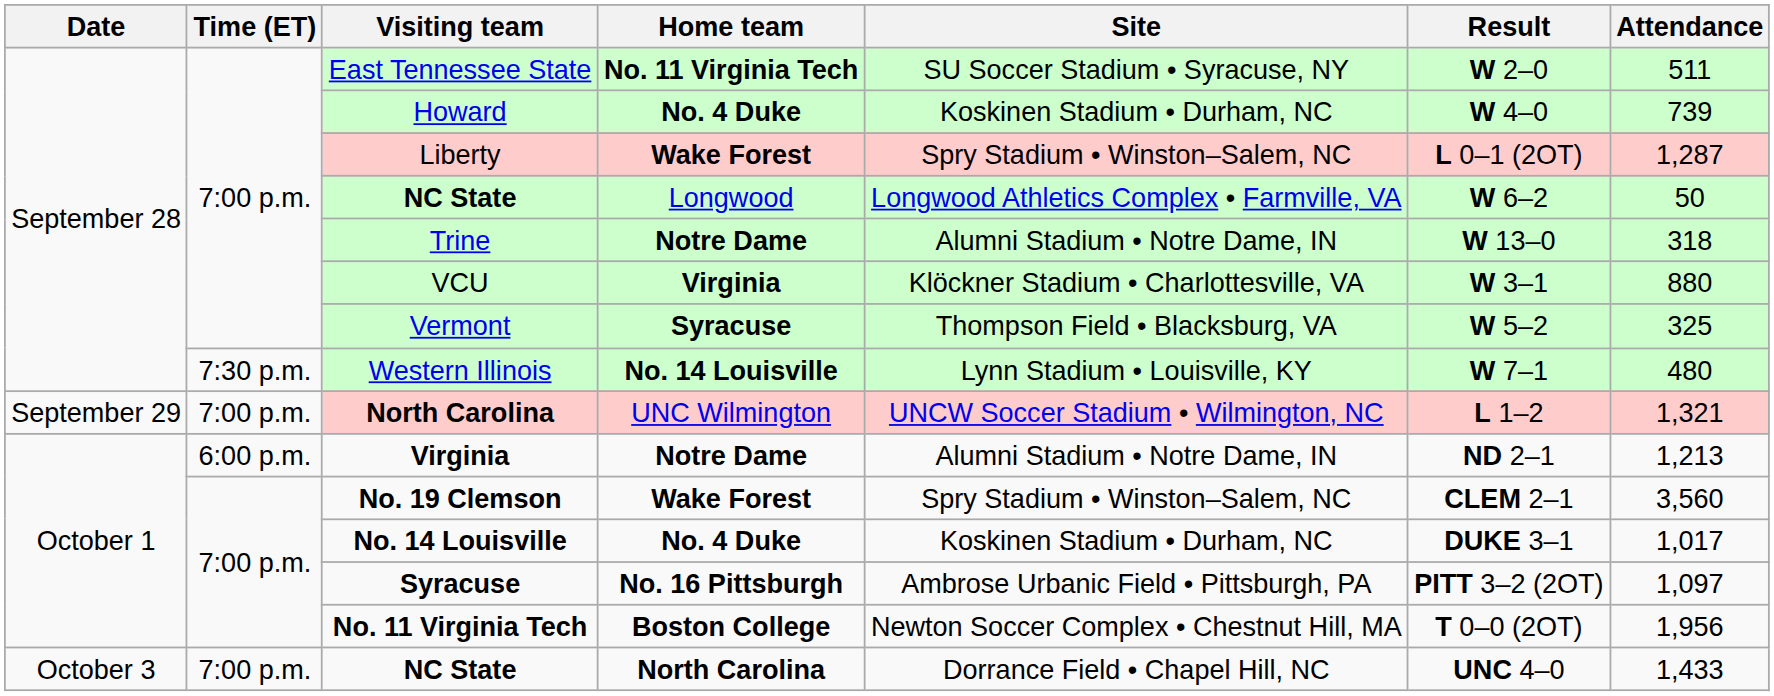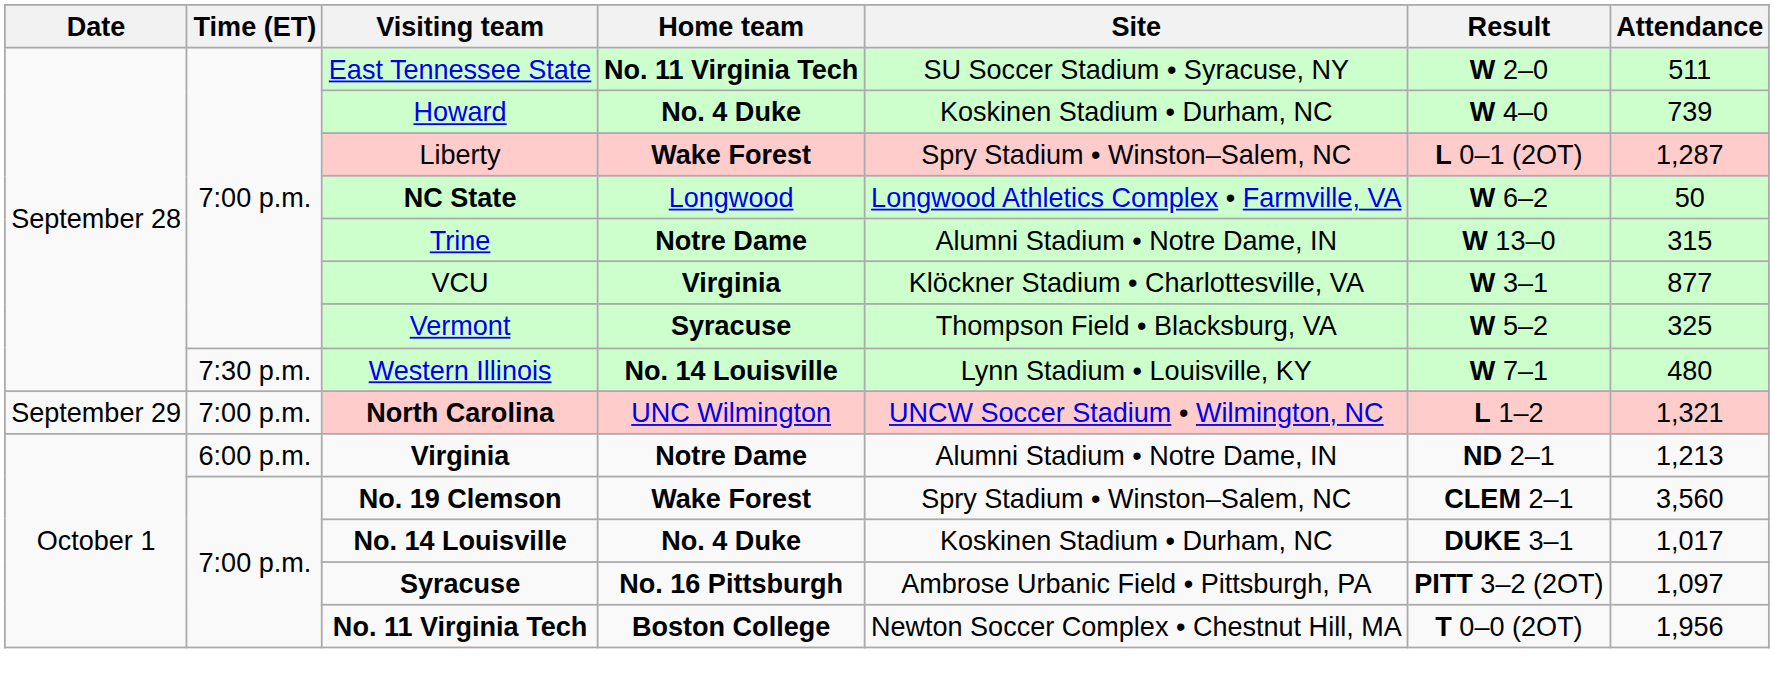(1690, 241) 318 -> (1690, 241) 315
(1690, 283) 880 -> (1690, 283) 877
- row: (460, 669)
